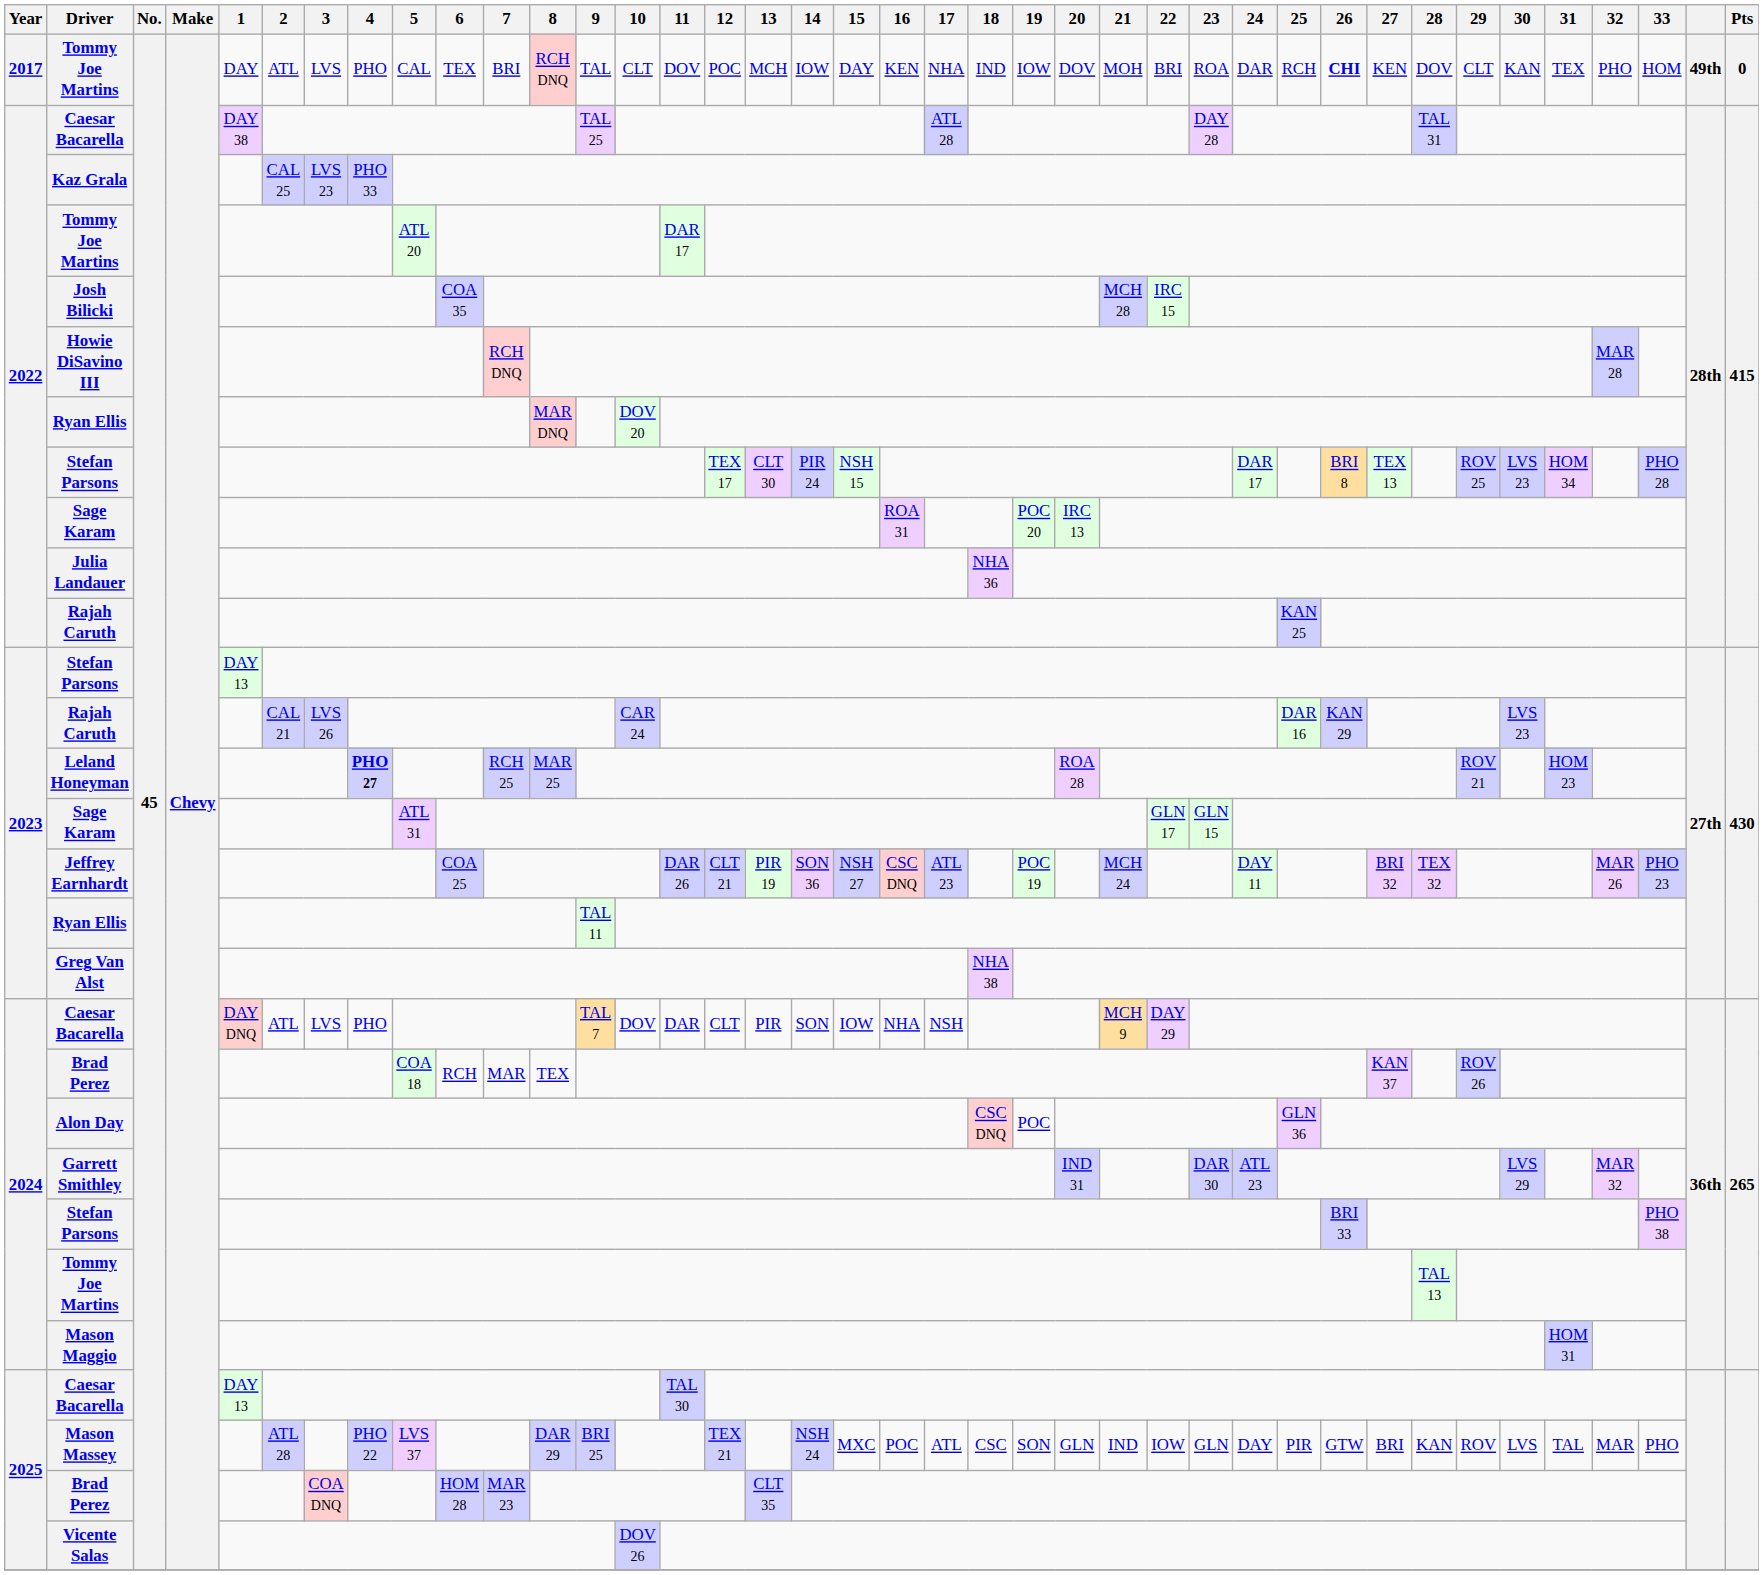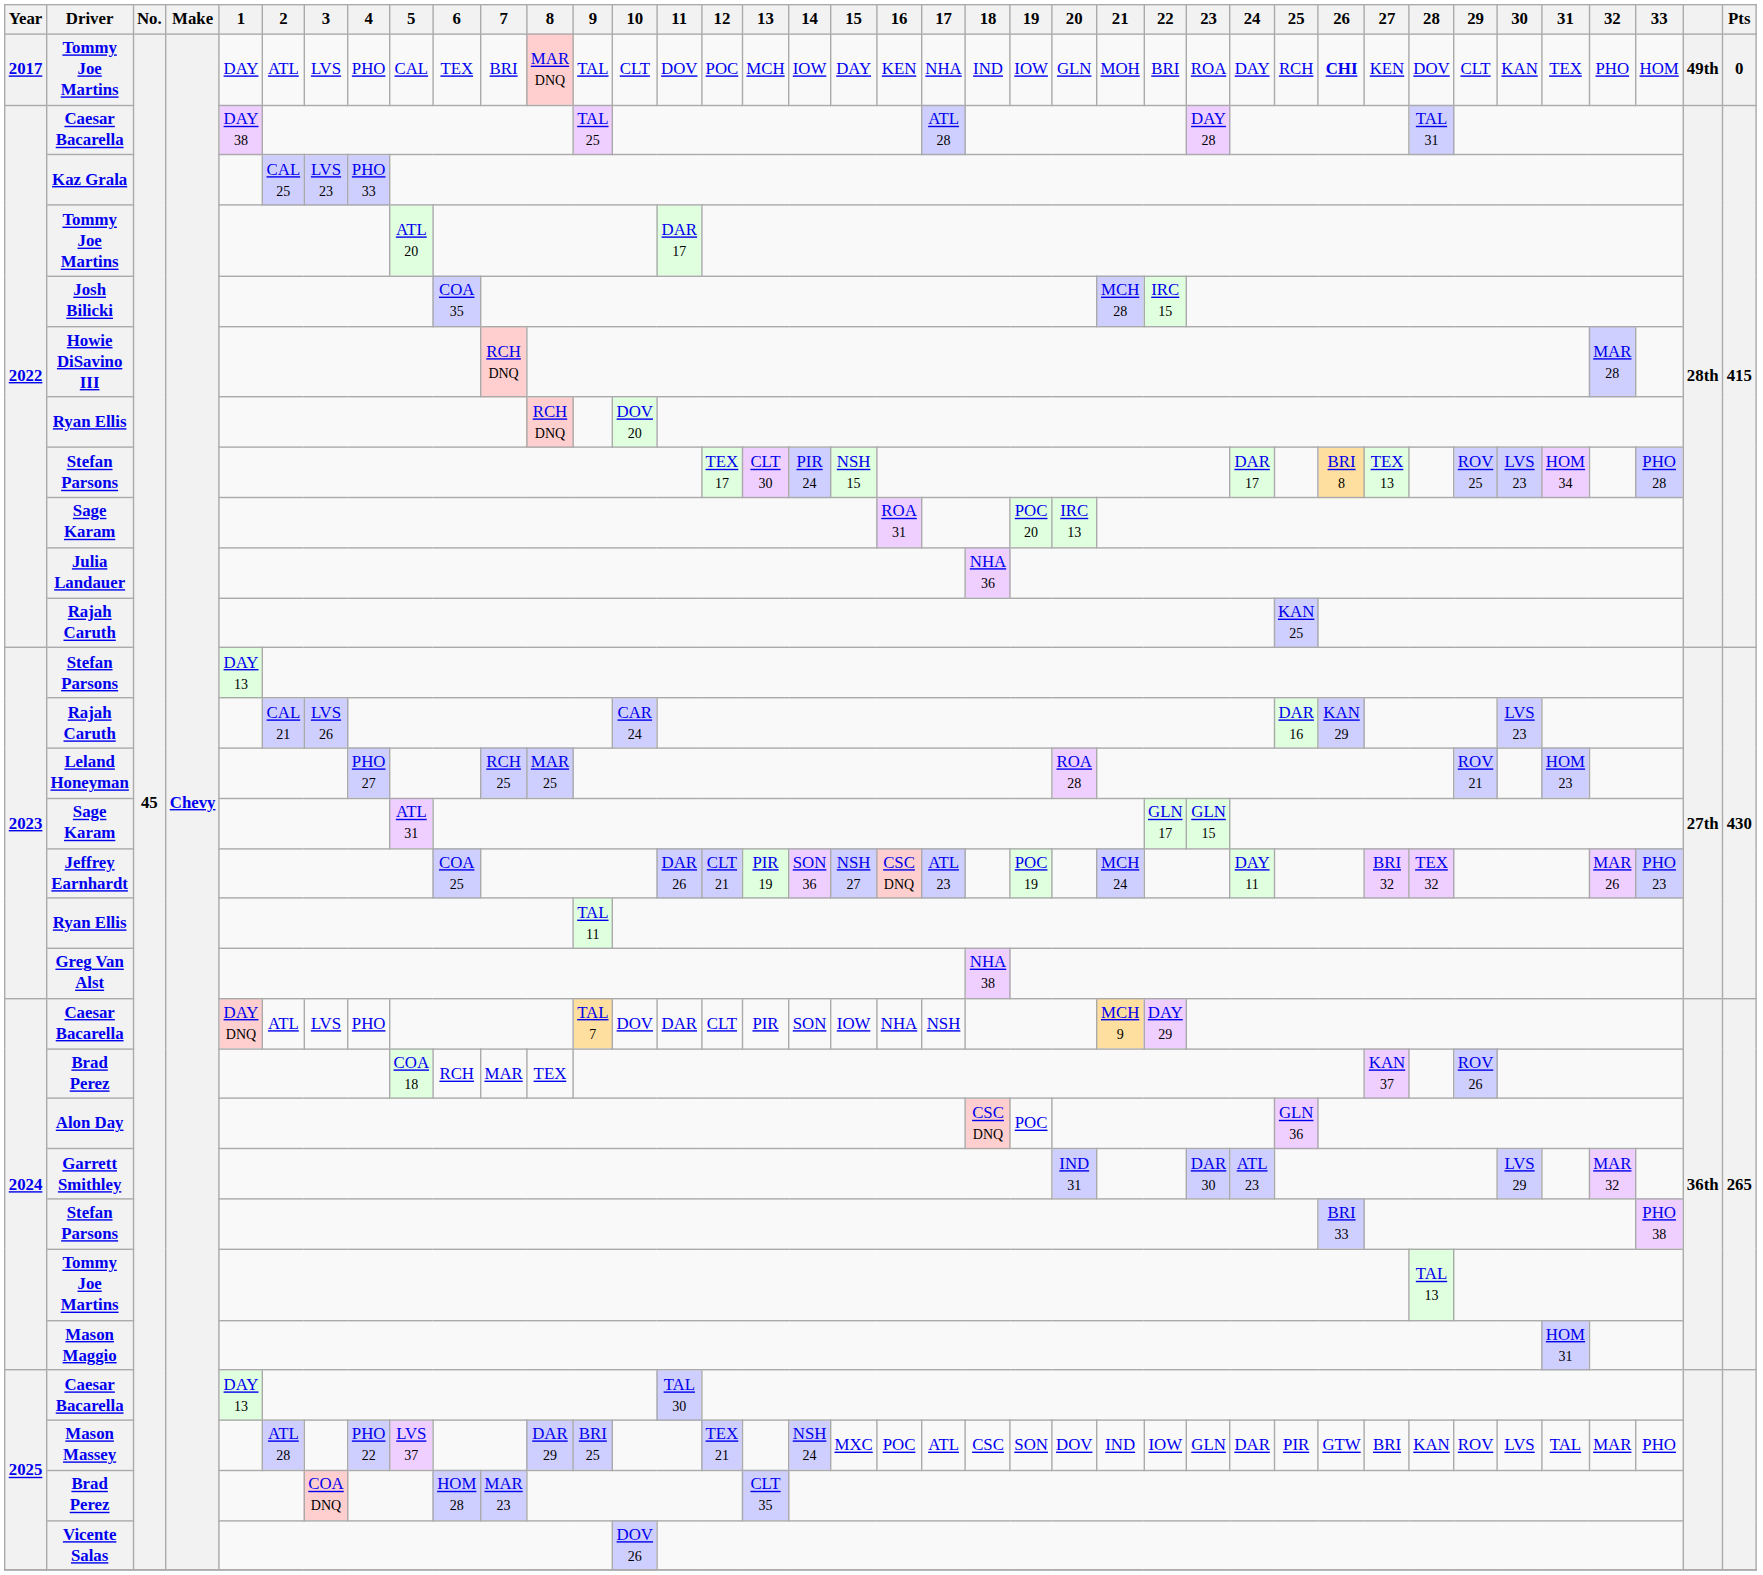(553, 68) RCH DNQ -> (550, 68) MAR DNQ
(1077, 69) DOV -> (1074, 69) GLN
(1255, 69) DAR -> (1252, 69) DAY
(553, 421) MAR DNQ -> (550, 421) RCH DNQ
(370, 772) bold -> (369, 772) normal
(1077, 1445) GLN -> (1074, 1445) DOV
(1255, 1445) DAY -> (1252, 1445) DAR
